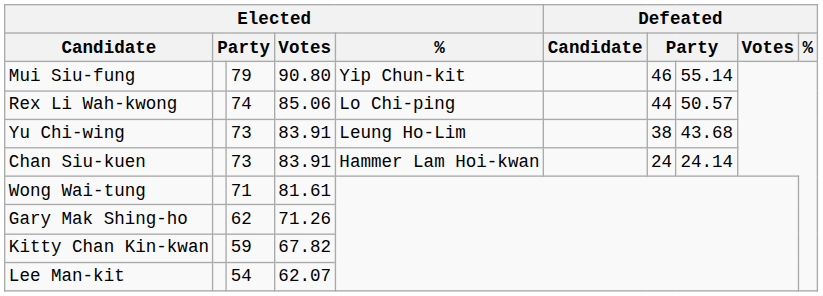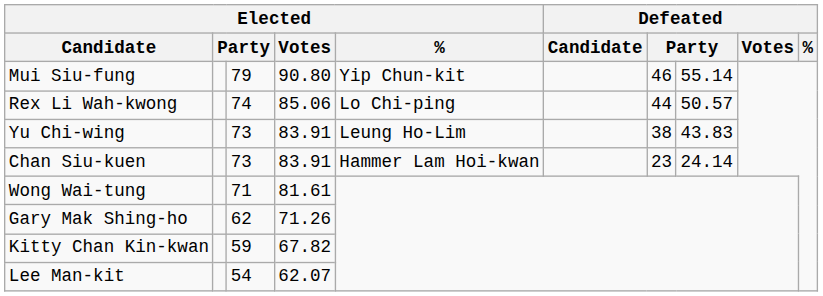(707, 133) 43.68 -> (707, 133) 43.83
(662, 162) 24 -> (662, 162) 23
